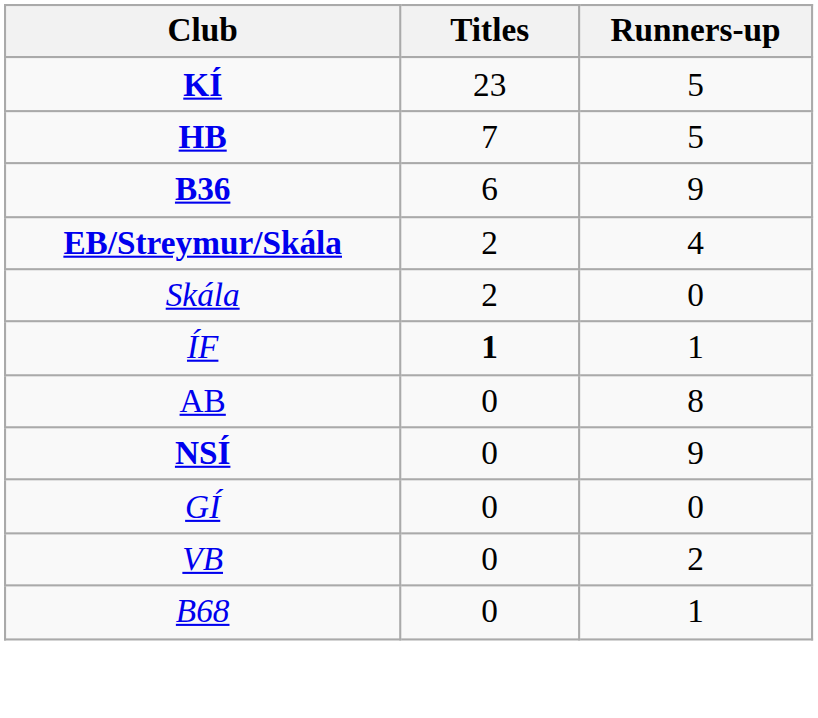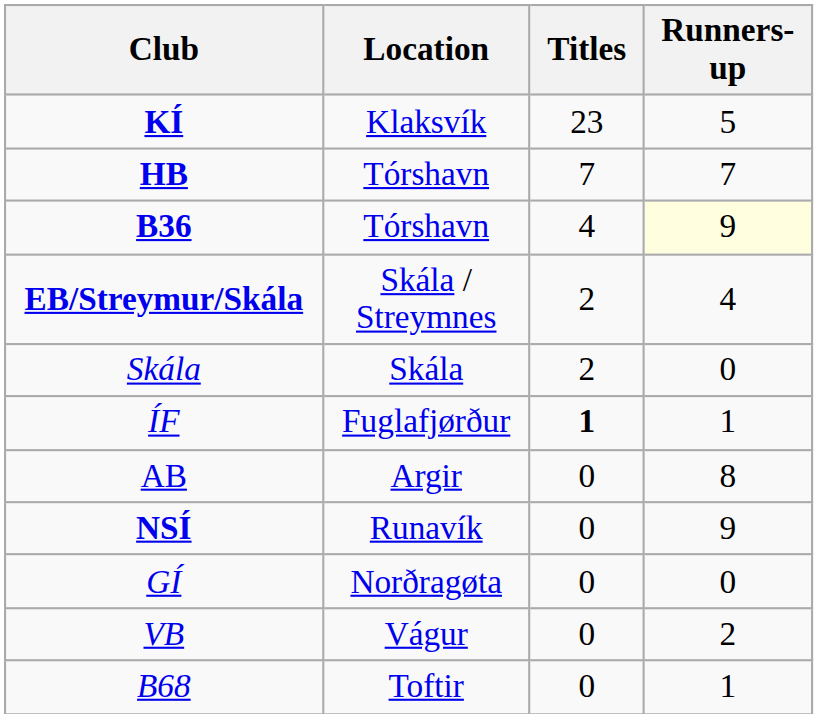+ column: (426, 49)
(696, 136) 5 -> (728, 173) 7
(490, 189) 6 -> (587, 226) 4
(696, 189) no background -> (728, 226) lightyellow background
